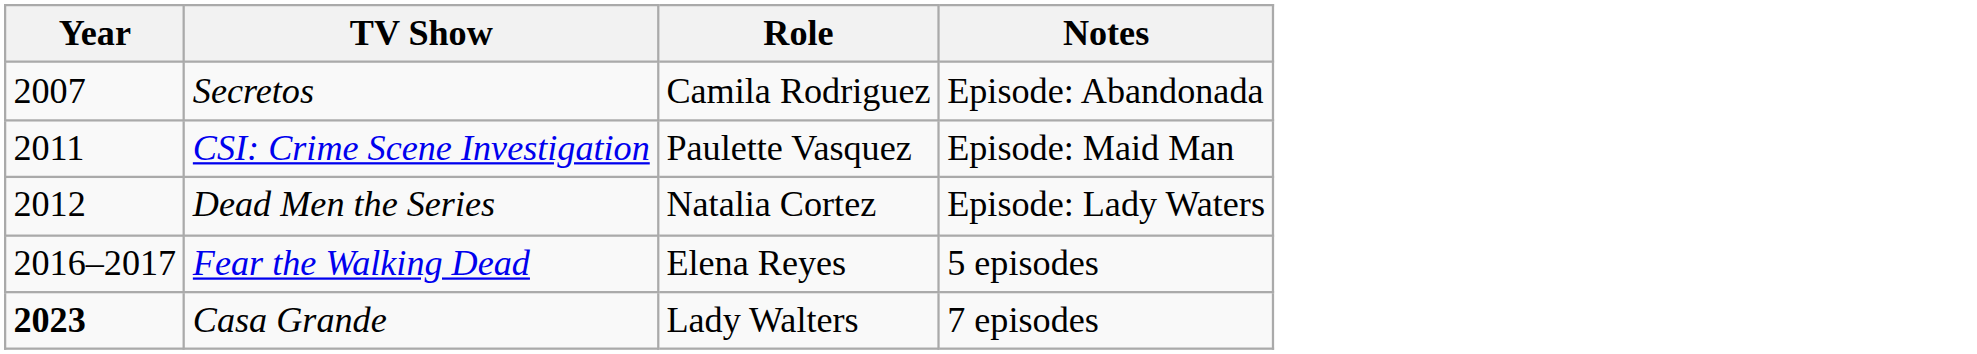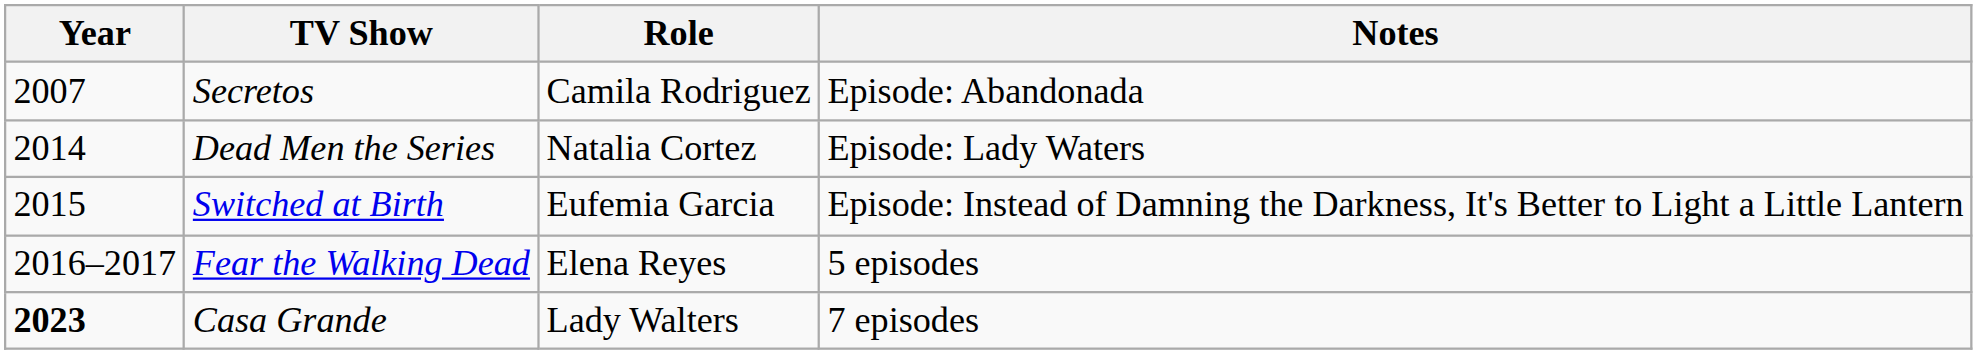- row: (421, 147)
(50, 205) 2012 -> (50, 147) 2014
+ row: (318, 205)
